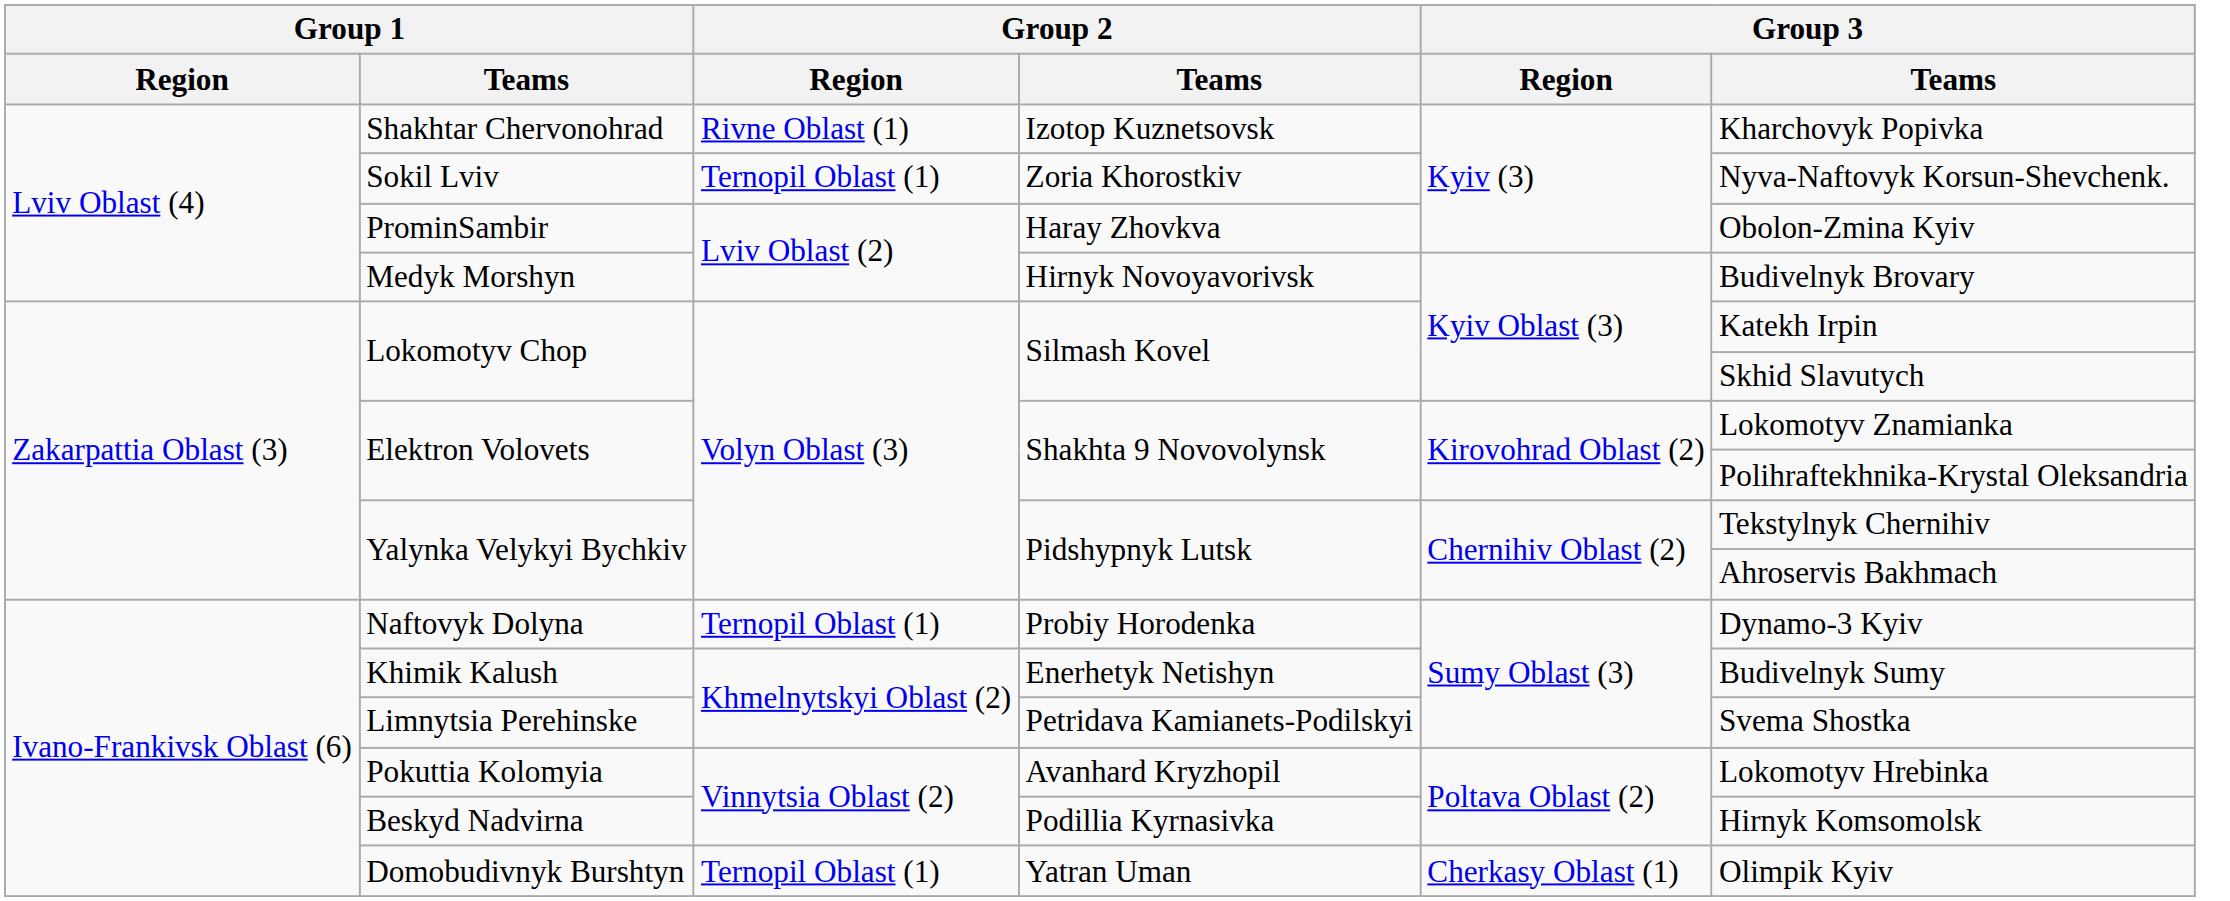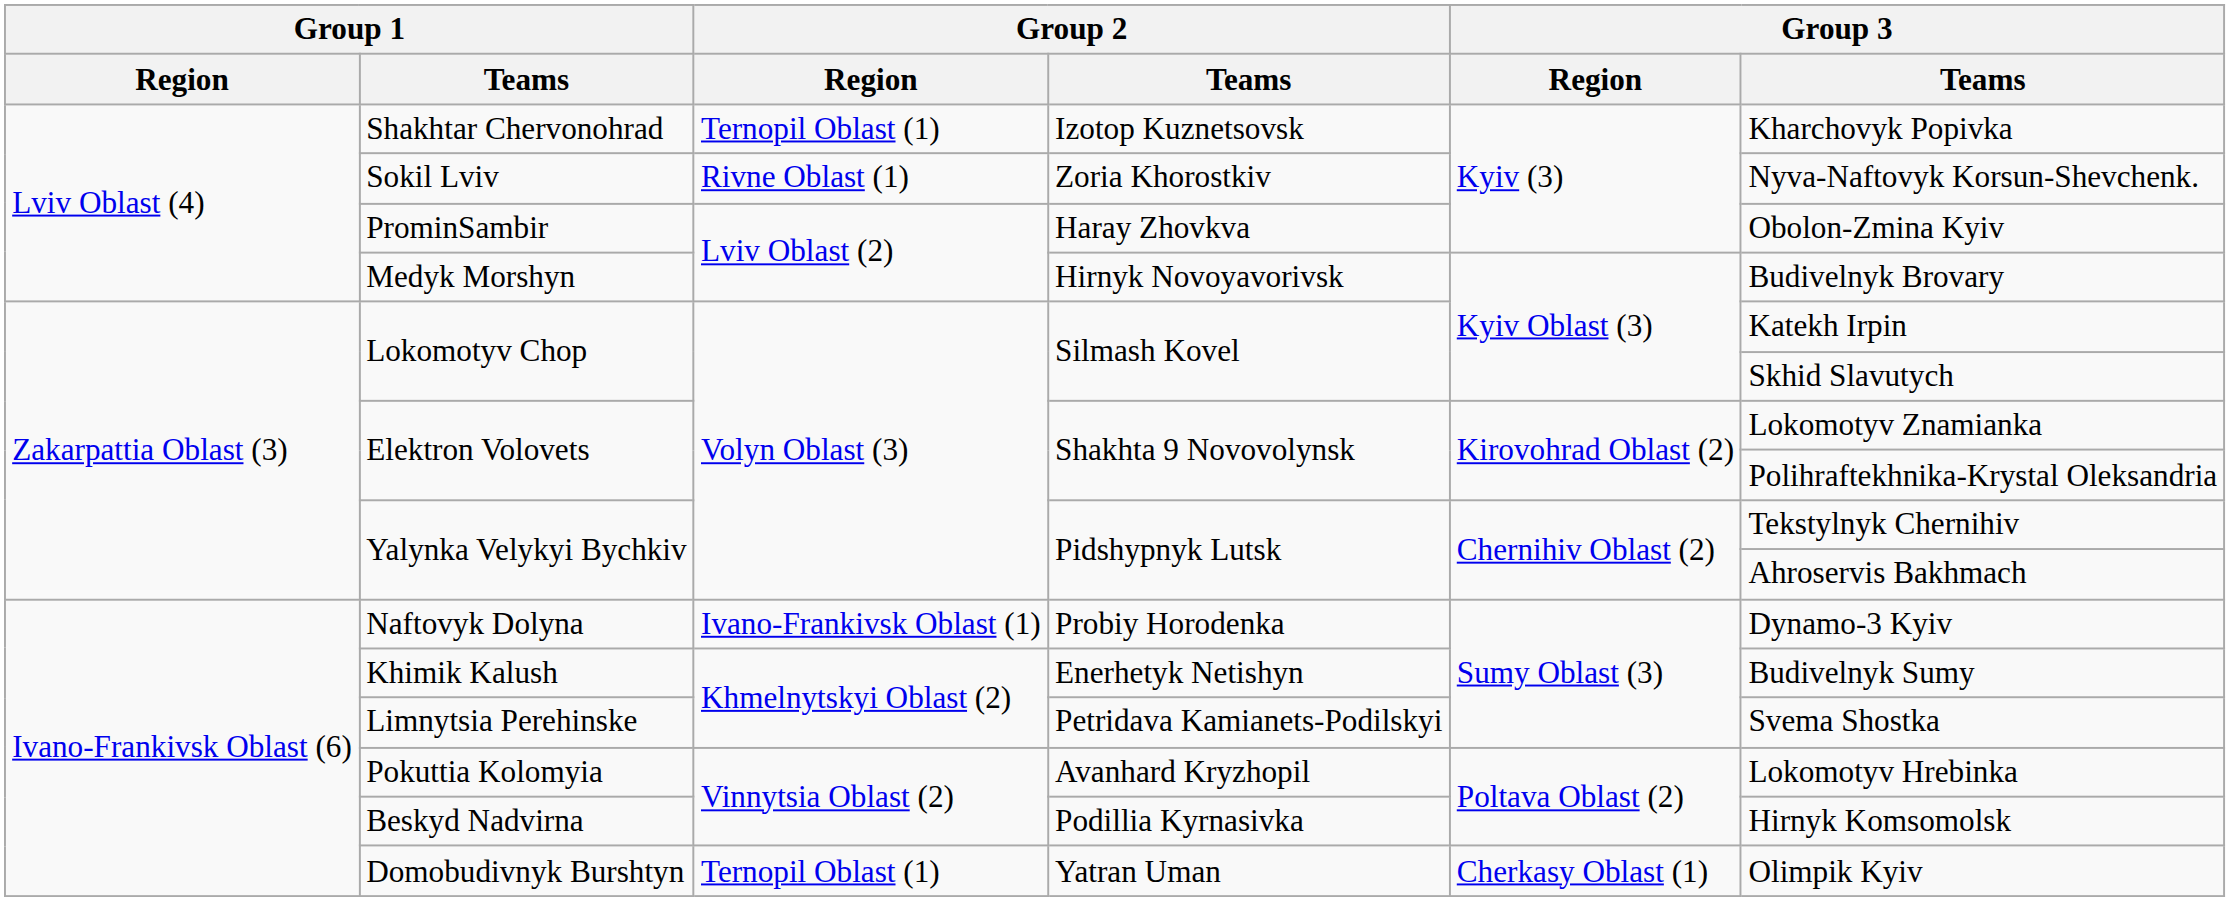(805, 128) Rivne Oblast (1) -> (820, 128) Ternopil Oblast (1)
(820, 177) Ternopil Oblast (1) -> (805, 177) Rivne Oblast (1)
(820, 623) Ternopil Oblast (1) -> (871, 623) Ivano-Frankivsk Oblast (1)
